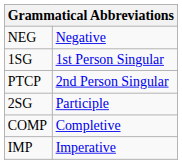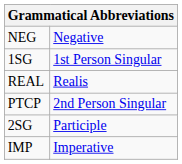+ row: (26, 81)
- row: (27, 125)
